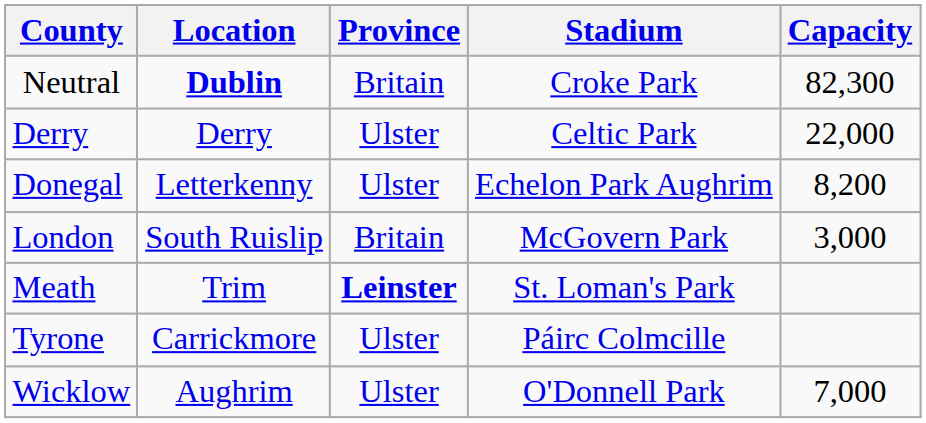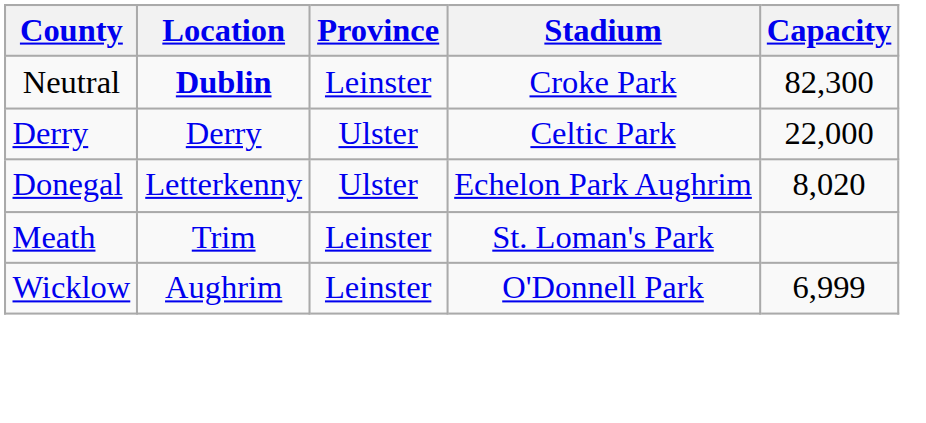(399, 81) Britain -> (378, 81) Leinster
(850, 184) 8,200 -> (829, 184) 8,020
- row: (63, 236)
(399, 287) bold -> (378, 236) normal
- row: (58, 339)
(399, 390) Ulster -> (378, 287) Leinster
(850, 390) 7,000 -> (829, 287) 6,999
